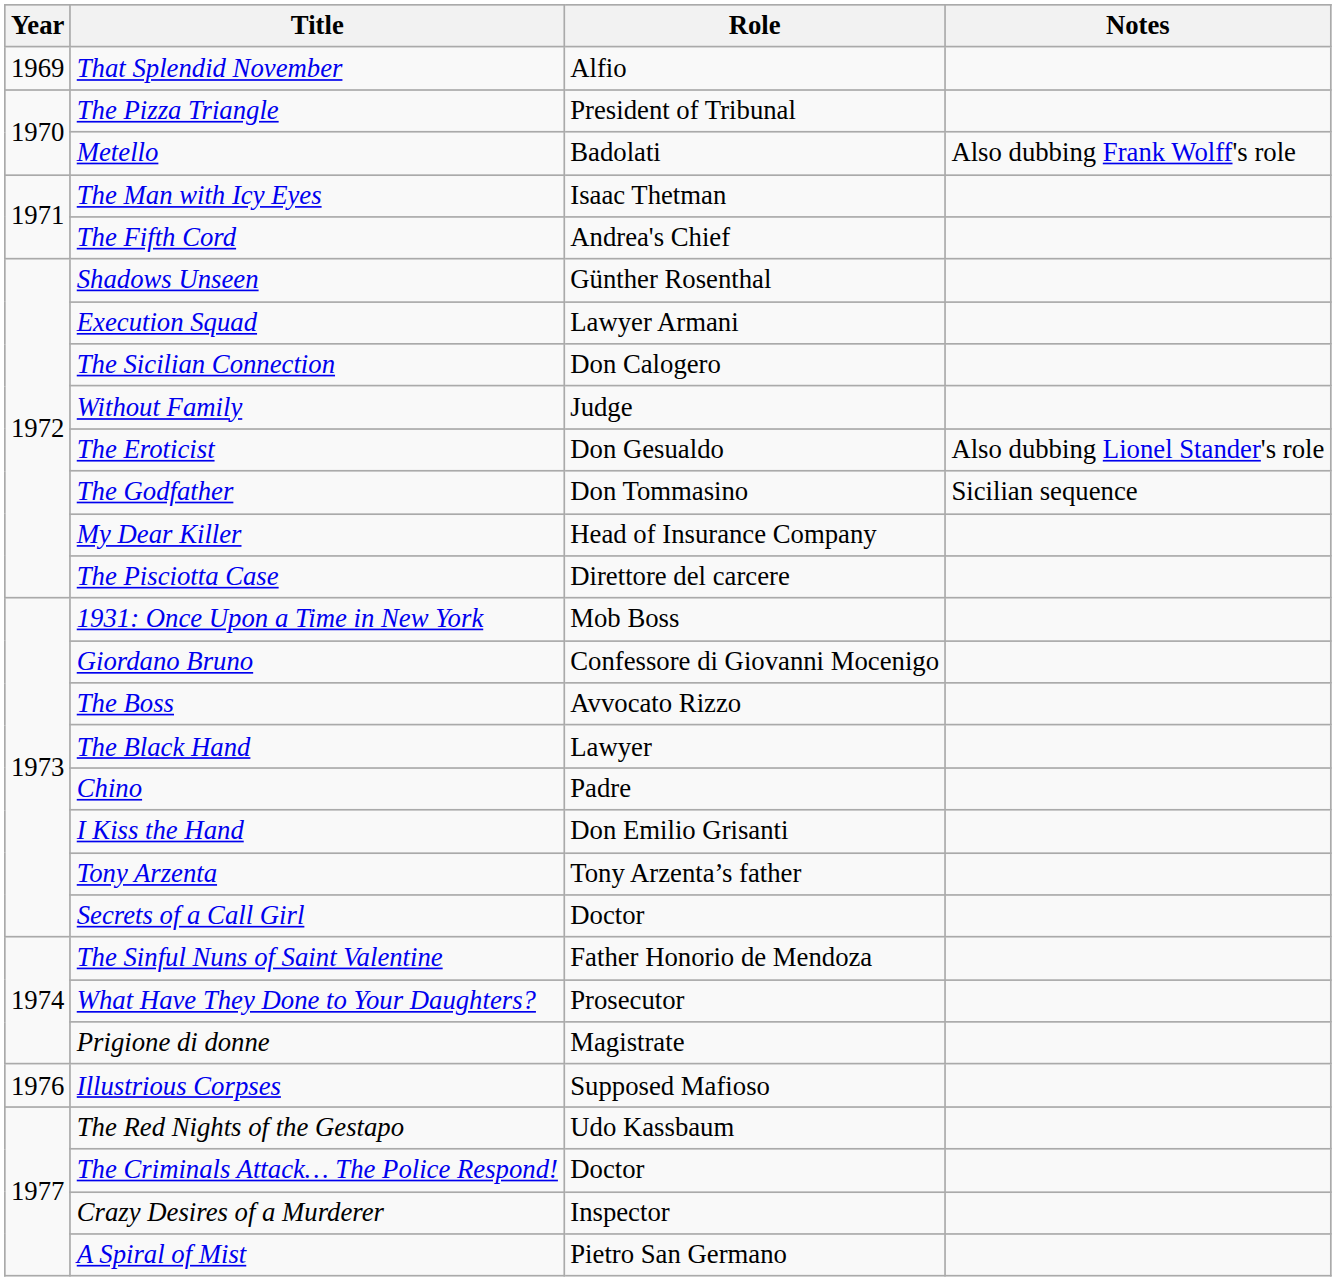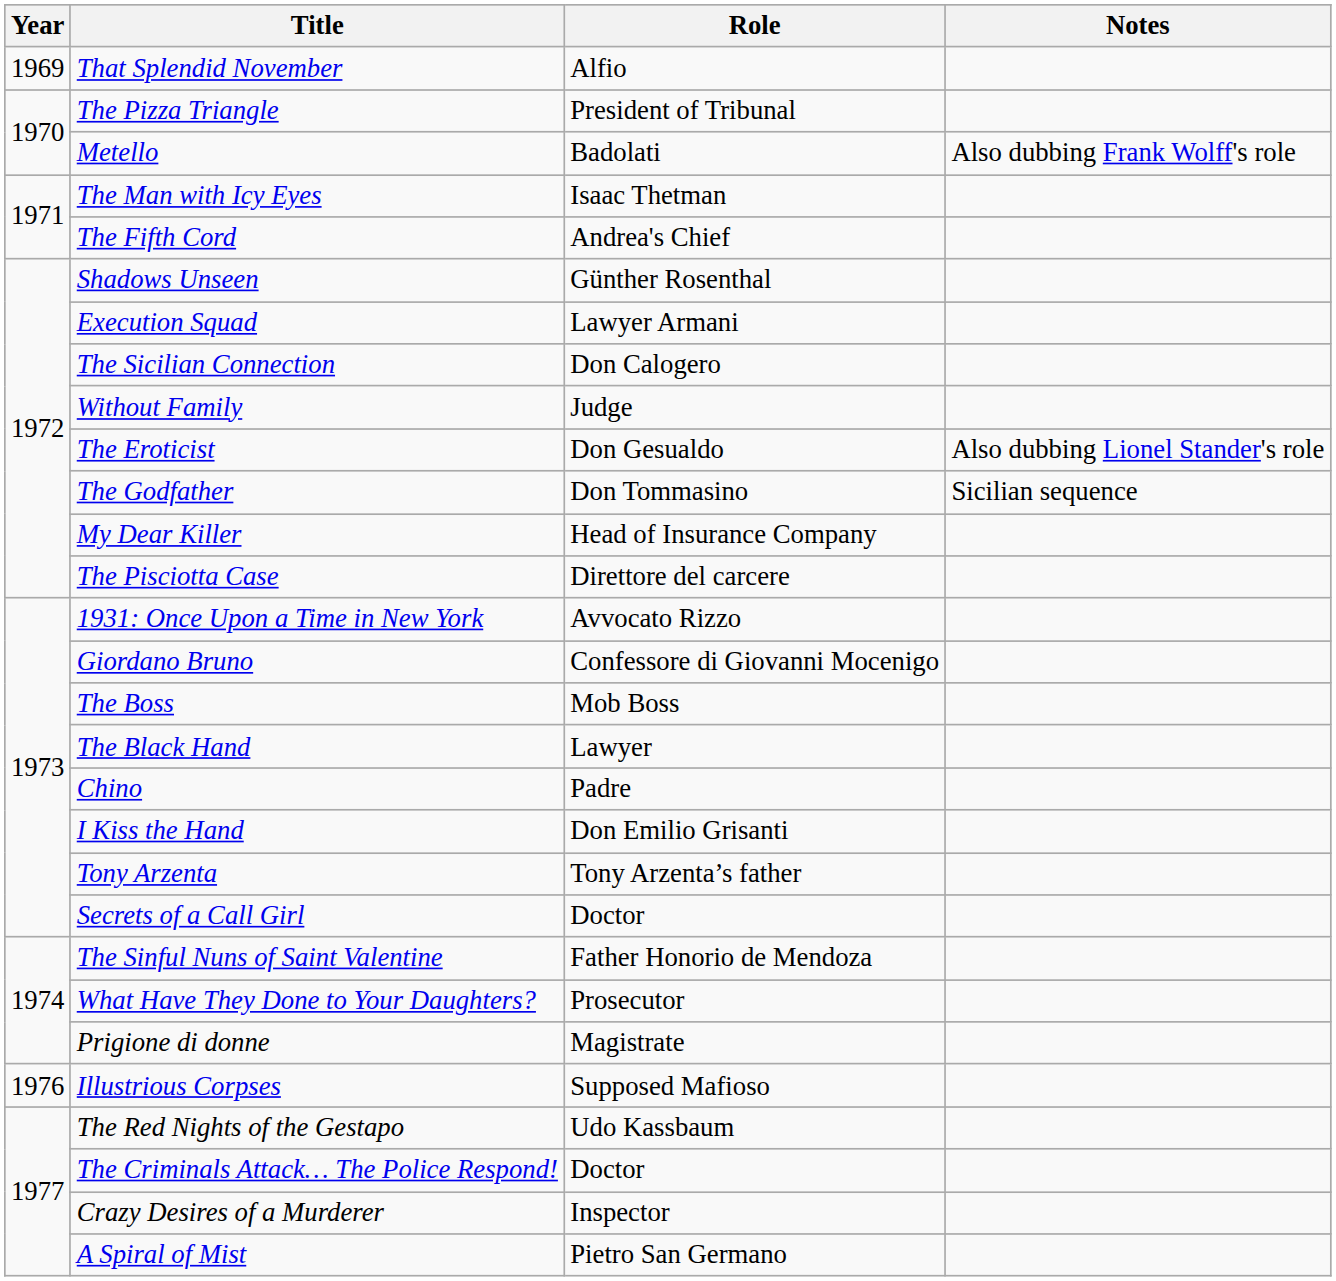(625, 618) Mob Boss -> (656, 618) Avvocato Rizzo
(656, 703) Avvocato Rizzo -> (625, 703) Mob Boss
